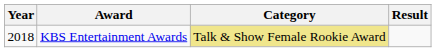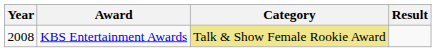(21, 36) 2018 -> (21, 36) 2008
